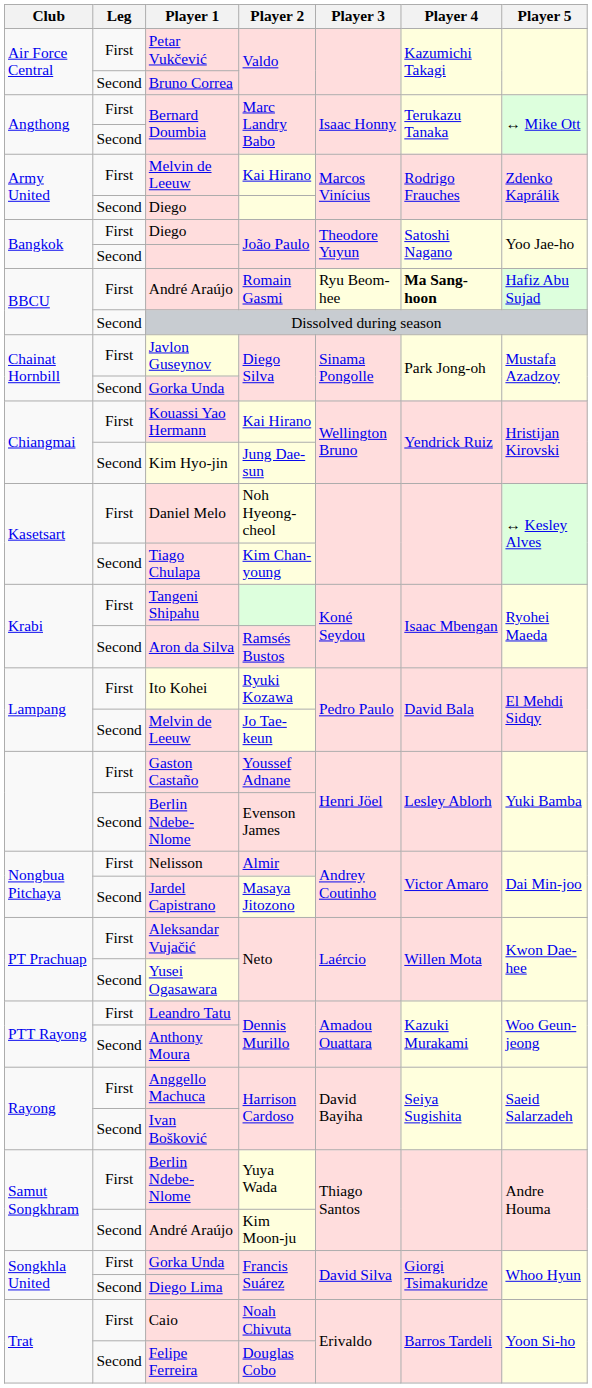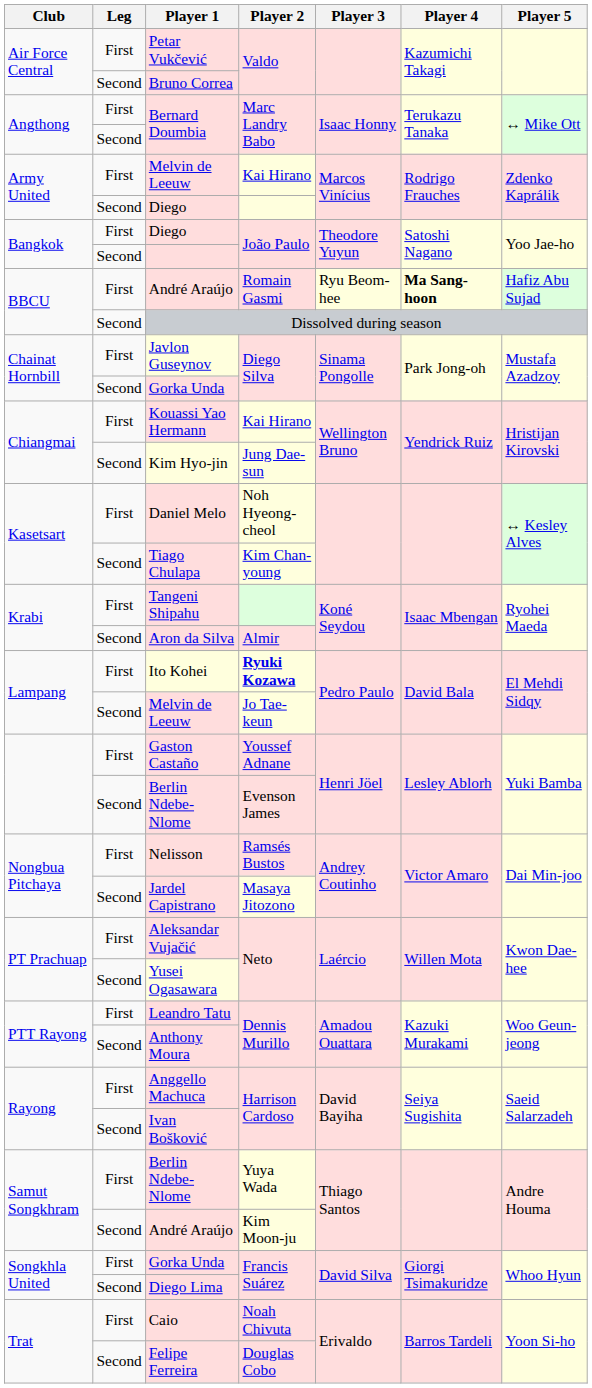(266, 646) Ramsés Bustos -> (261, 638) Almir
(268, 688) normal -> (269, 671) bold
(261, 863) Almir -> (266, 854) Ramsés Bustos
